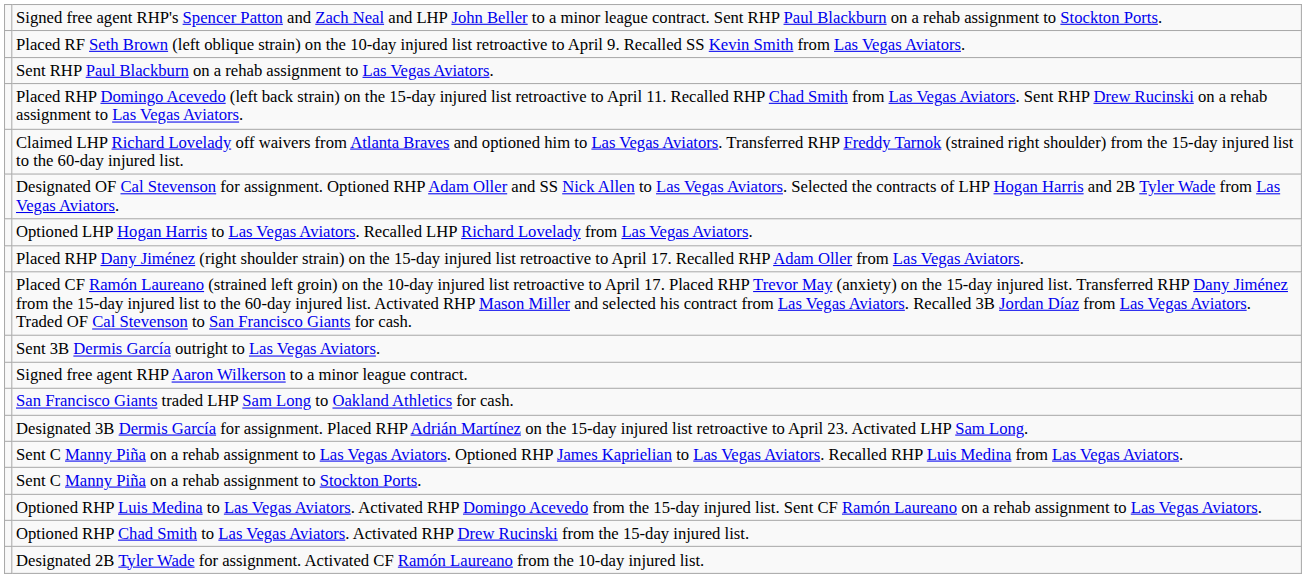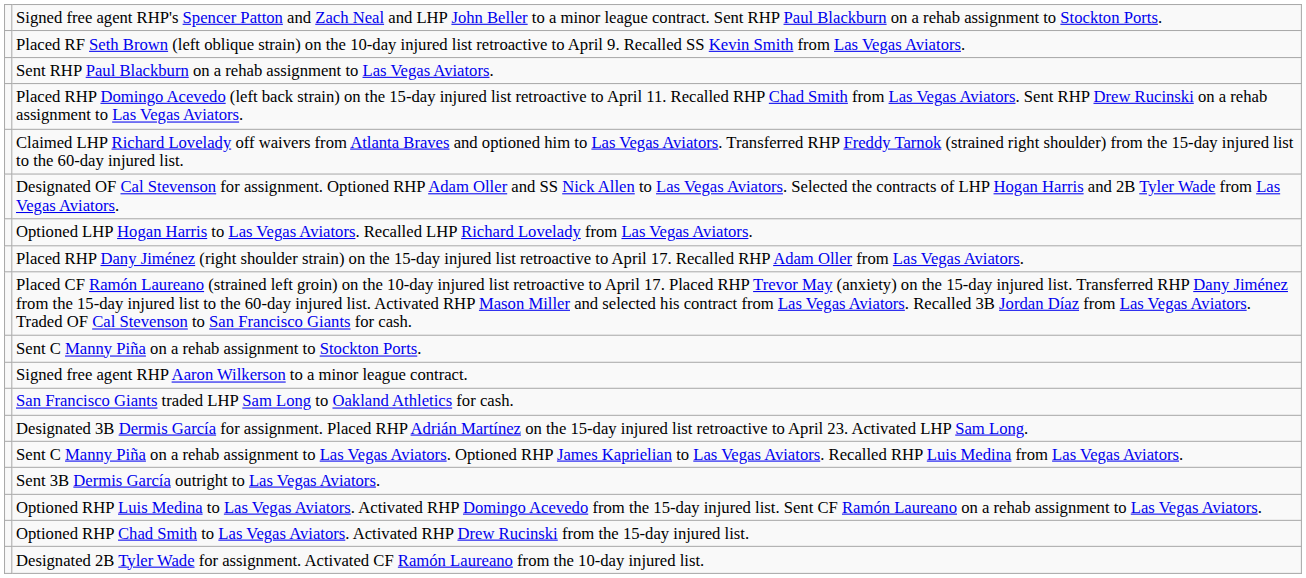rows swapped: (219, 480) <-> (198, 348)
